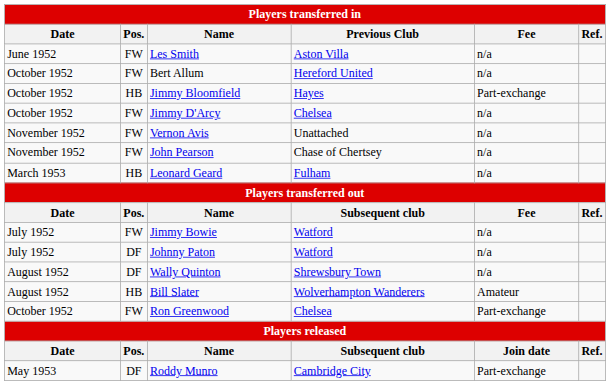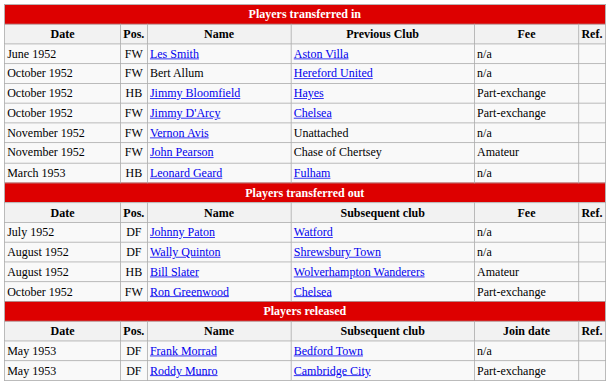(484, 113) n/a -> (511, 113) Part-exchange
(484, 153) n/a -> (498, 153) Amateur
- row: (183, 232)
+ row: (183, 351)
